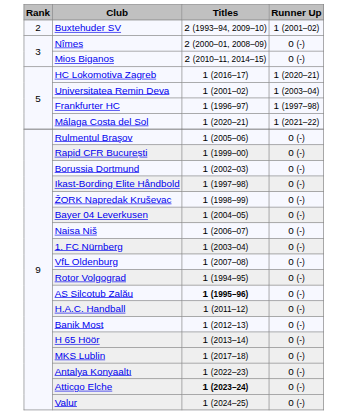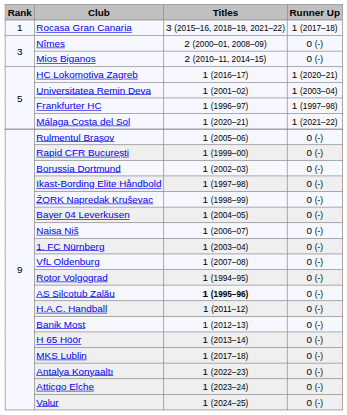+ row: (84, 28)
- row: (88, 28)
(225, 387) bold -> (225, 387) normal
